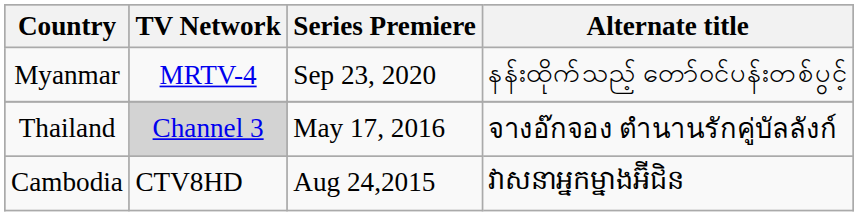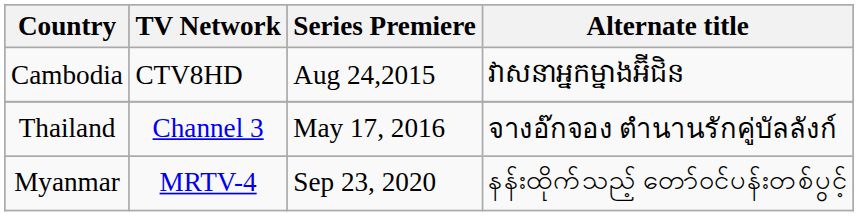rows swapped: (67, 74) <-> (67, 182)
(208, 128) lightgrey background -> (208, 128) no background
